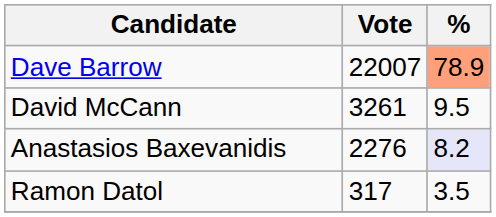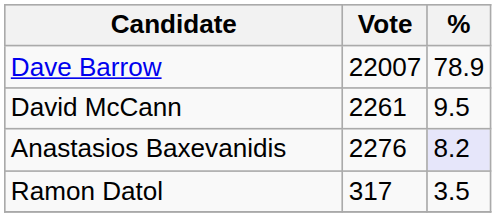(459, 66) lightsalmon background -> (459, 66) no background
(378, 107) 3261 -> (378, 107) 2261
